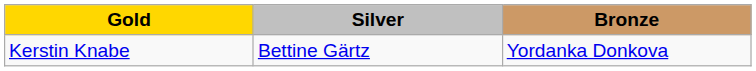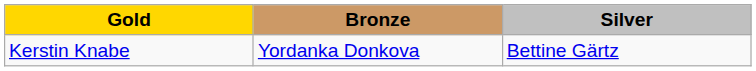columns swapped: (378, 19) <-> (627, 19)
